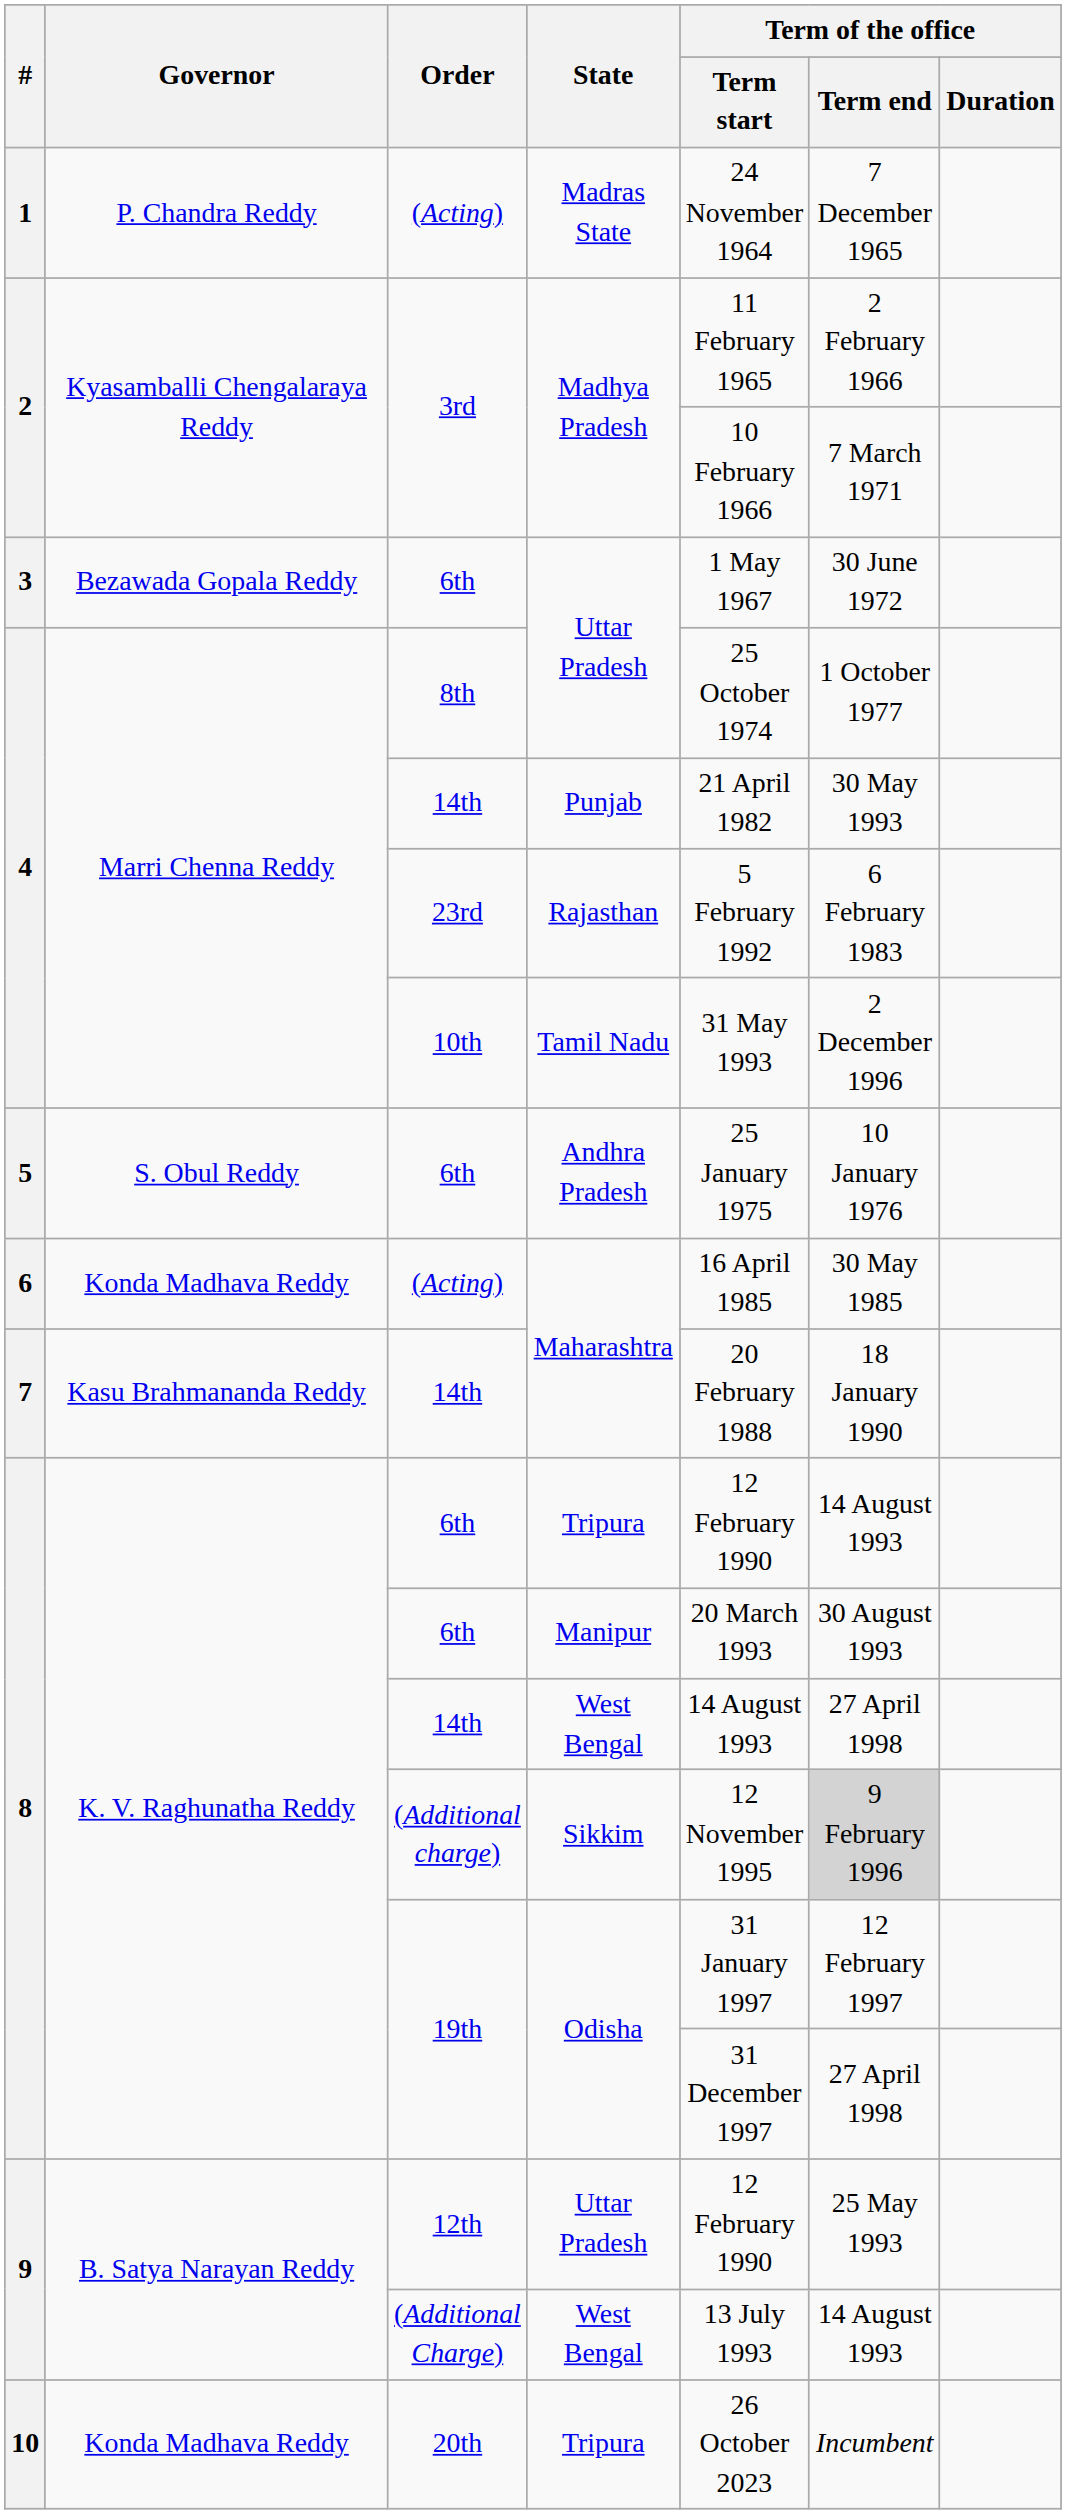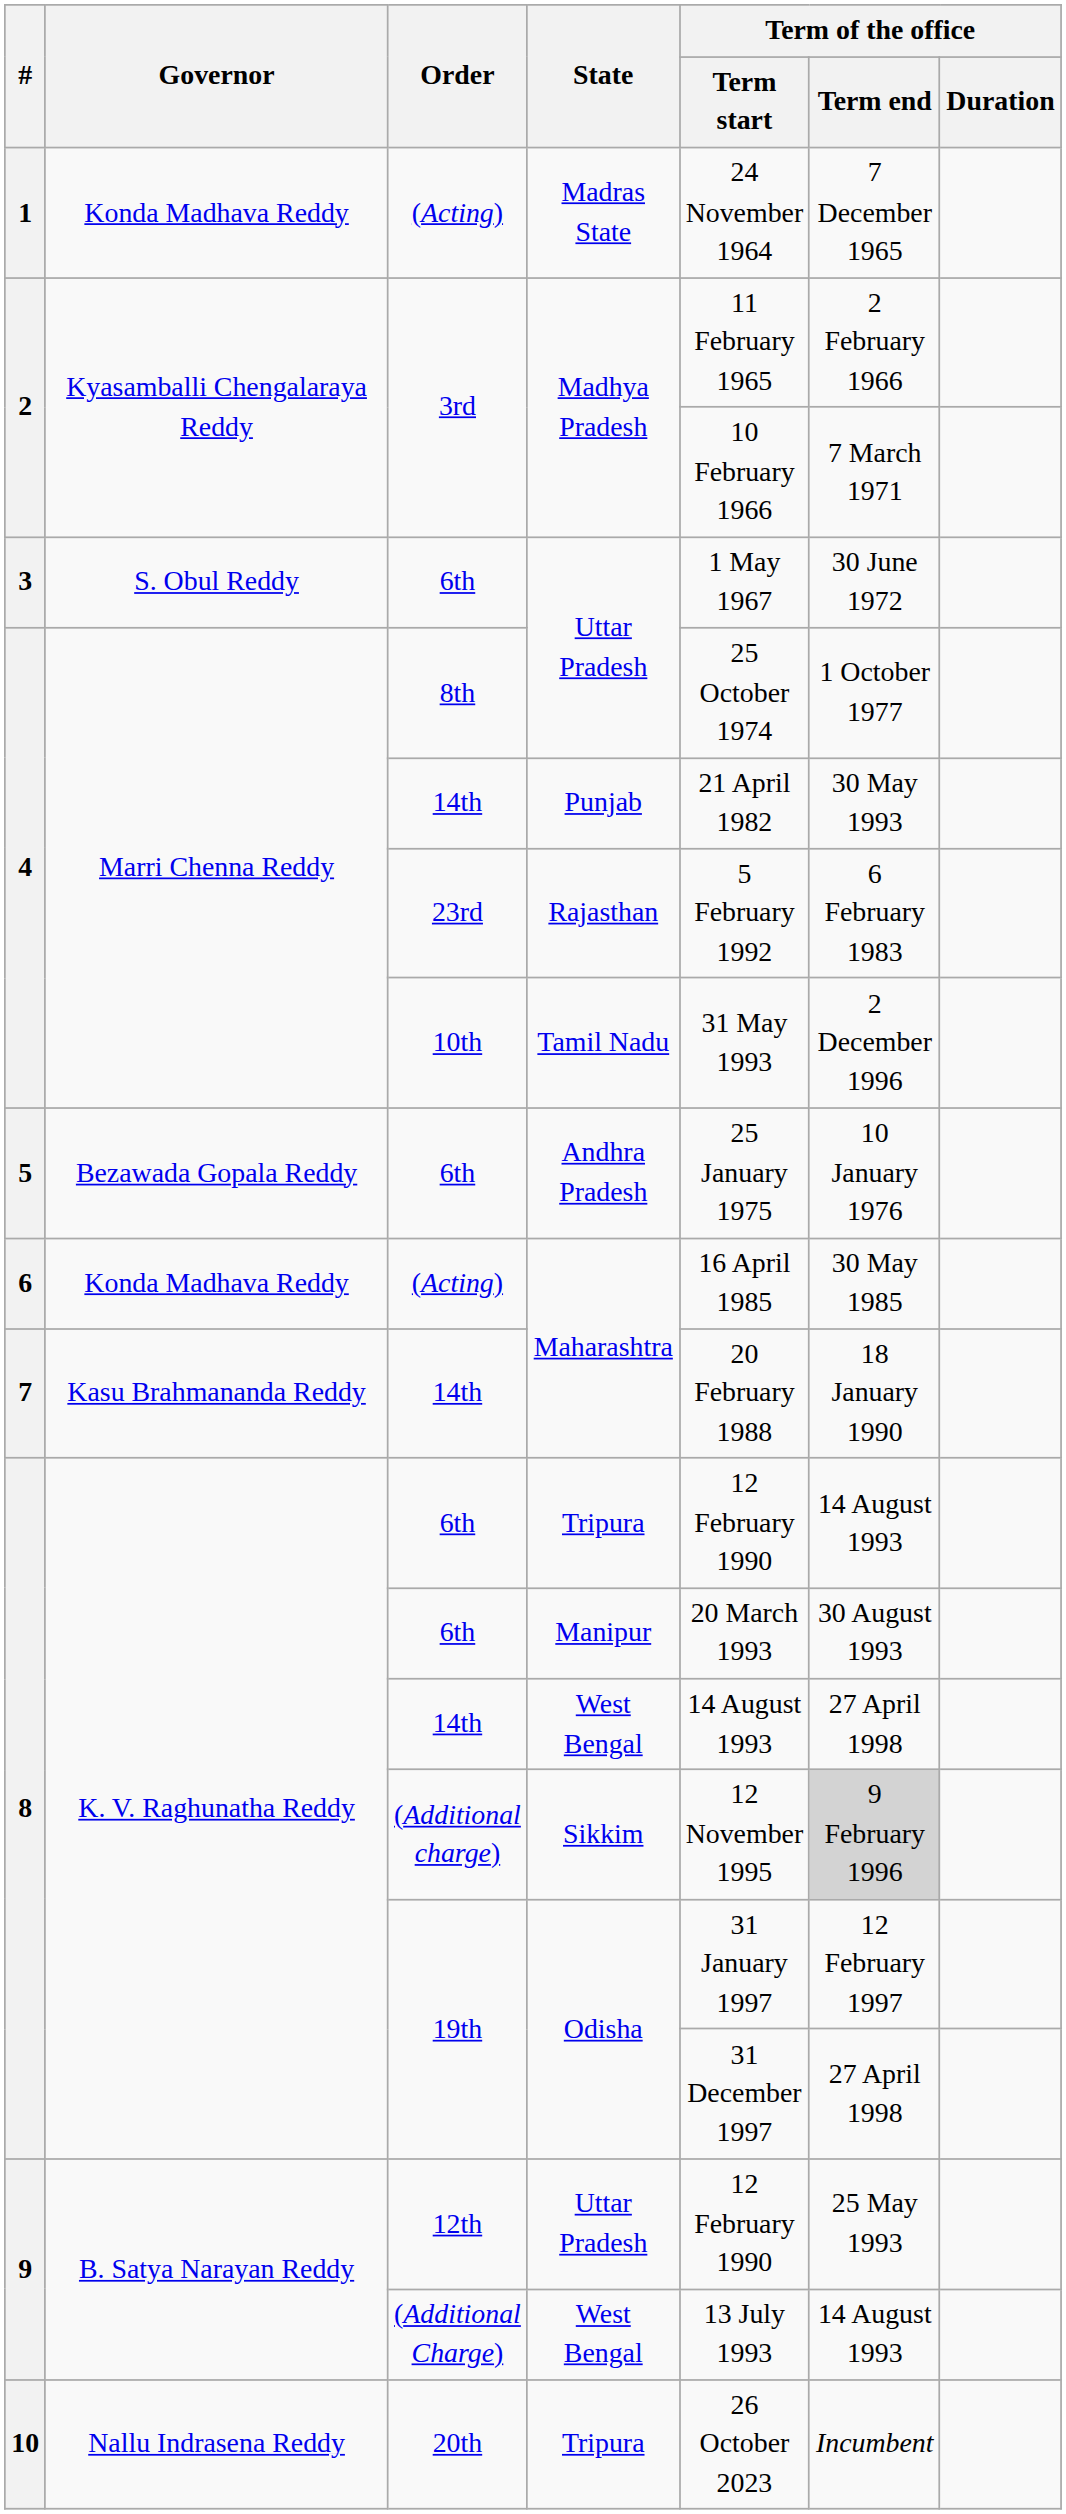(217, 211) P. Chandra Reddy -> (217, 211) Konda Madhava Reddy
(217, 581) Bezawada Gopala Reddy -> (217, 581) S. Obul Reddy
(217, 1172) S. Obul Reddy -> (217, 1172) Bezawada Gopala Reddy
(217, 2443) Konda Madhava Reddy -> (217, 2443) Nallu Indrasena Reddy
